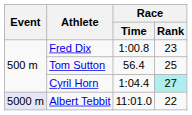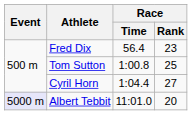(134, 49) 1:00.8 -> (134, 49) 56.4
(134, 66) 56.4 -> (134, 66) 1:00.8
(171, 84) paleturquoise background -> (171, 84) no background
(171, 101) 22 -> (171, 101) 20
